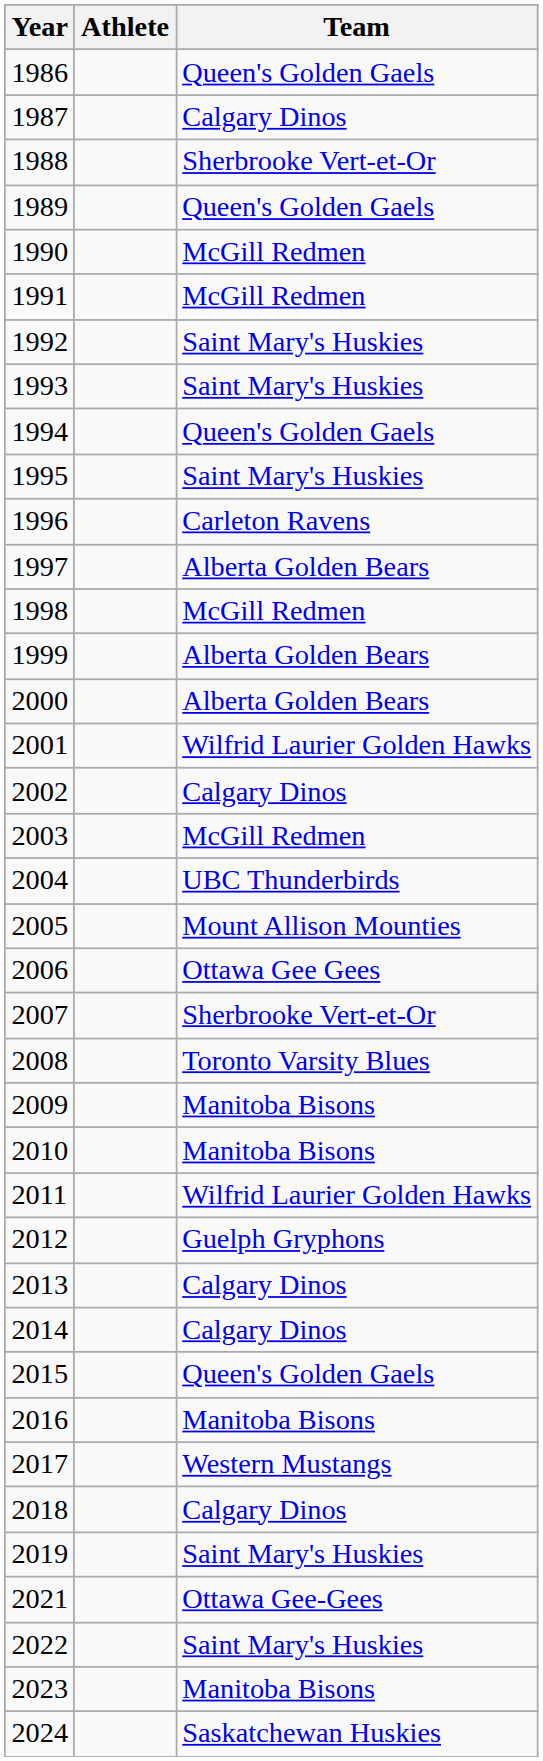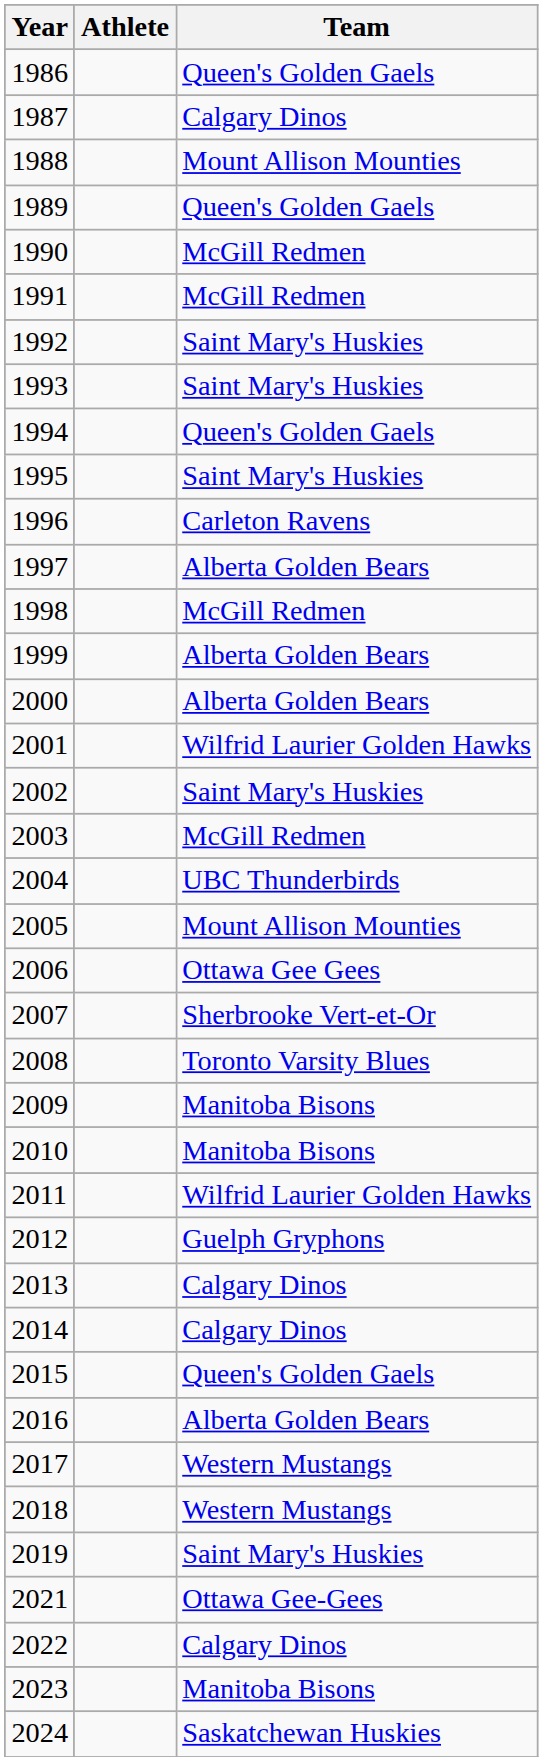(309, 161) Sherbrooke Vert-et-Or -> (322, 161) Mount Allison Mounties
(264, 790) Calgary Dinos -> (303, 790) Saint Mary's Huskies
(279, 1419) Manitoba Bisons -> (306, 1419) Alberta Golden Bears
(264, 1509) Calgary Dinos -> (287, 1509) Western Mustangs
(303, 1643) Saint Mary's Huskies -> (264, 1643) Calgary Dinos
